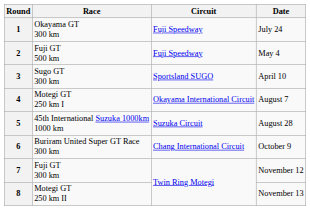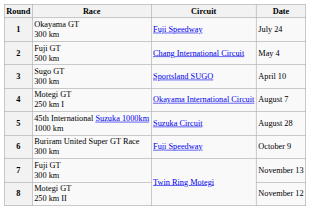(178, 52) Fuji Speedway -> (199, 52) Chang International Circuit
(199, 146) Chang International Circuit -> (178, 146) Fuji Speedway
(281, 170) November 12 -> (281, 170) November 13
(281, 193) November 13 -> (281, 193) November 12
